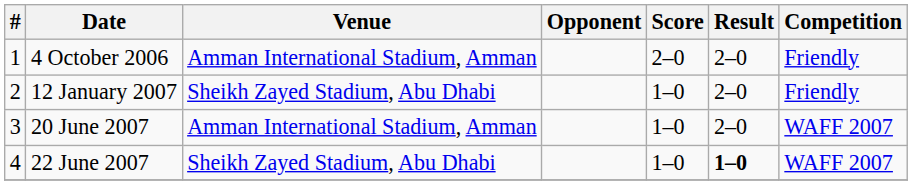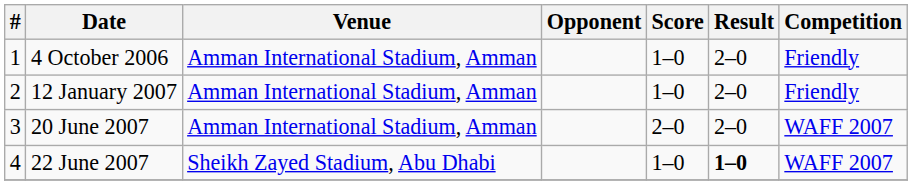(668, 57) 2–0 -> (668, 57) 1–0
(341, 92) Sheikh Zayed Stadium, Abu Dhabi -> (362, 92) Amman International Stadium, Amman
(668, 127) 1–0 -> (668, 127) 2–0
